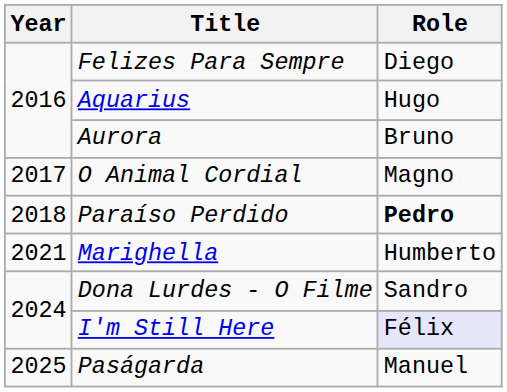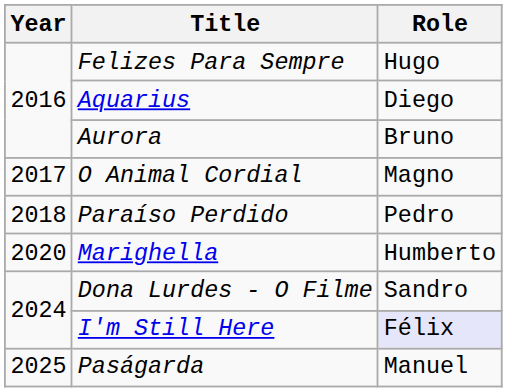(419, 62) Diego -> (412, 62) Hugo
(412, 100) Hugo -> (419, 100) Diego
(419, 215) bold -> (419, 215) normal
(39, 253) 2021 -> (39, 253) 2020
